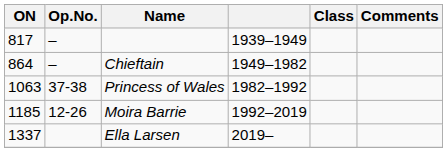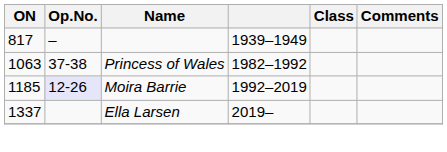- row: (20, 64)
(68, 111) no background -> (68, 87) lavender background
